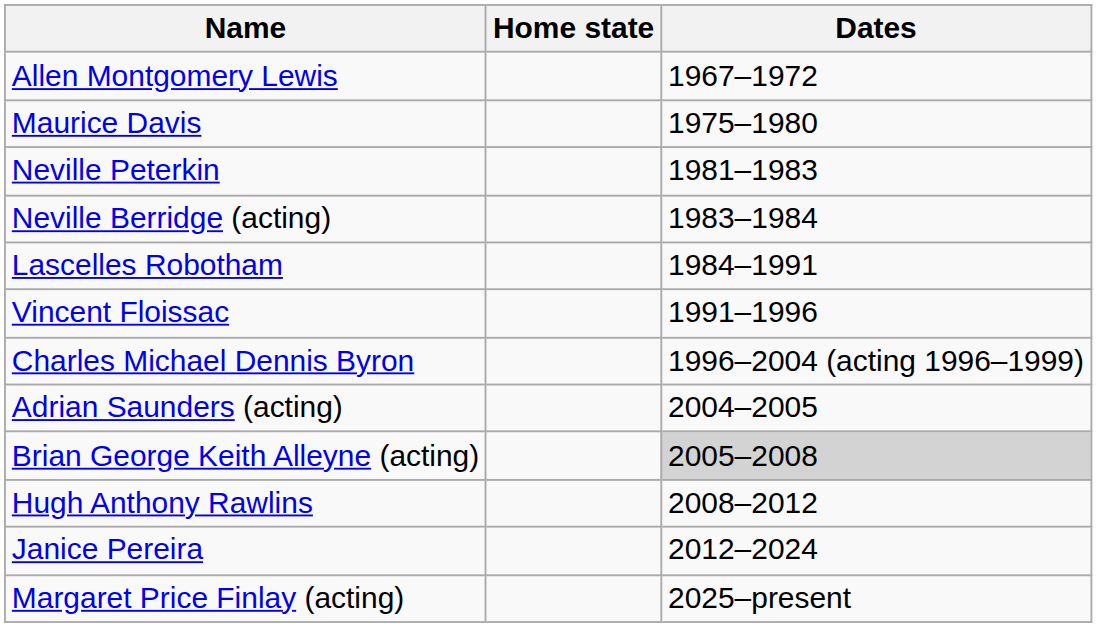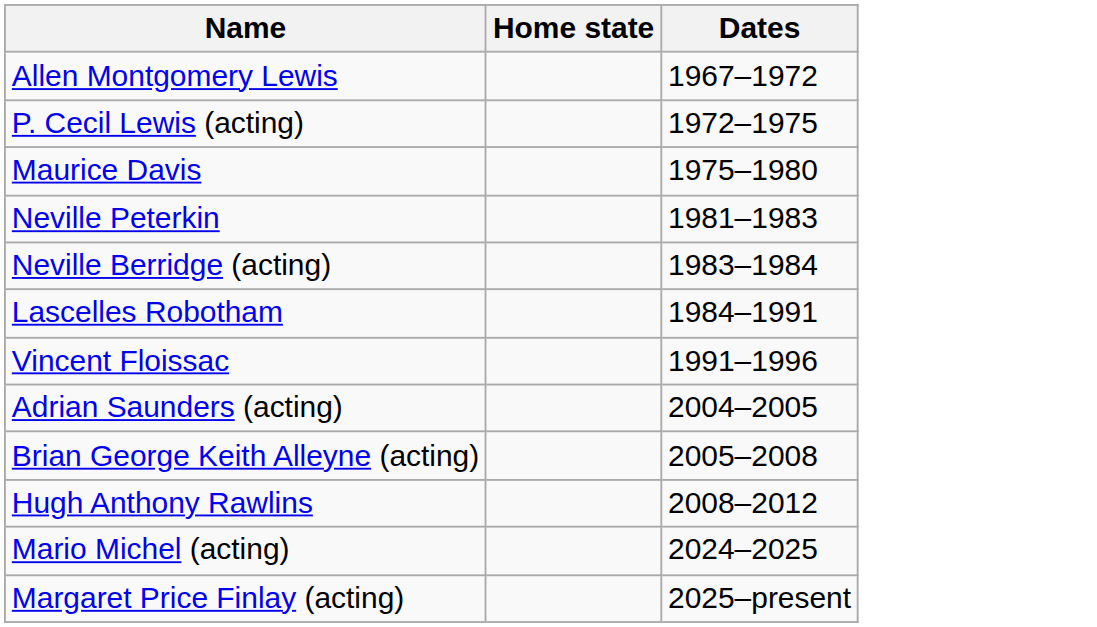+ row: (158, 123)
- row: (213, 360)
(743, 455) lightgrey background -> (743, 455) no background
- row: (107, 550)
+ row: (151, 550)
